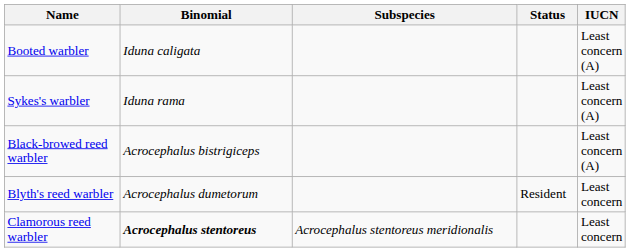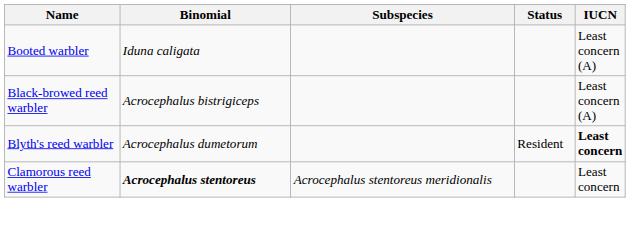- row: (49, 100)
(602, 194) normal -> (600, 143) bold
